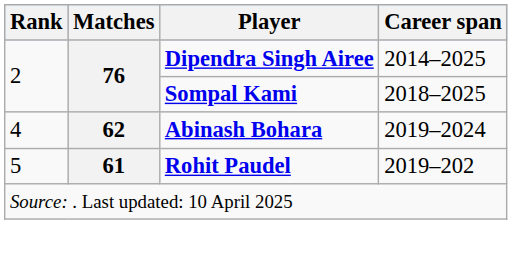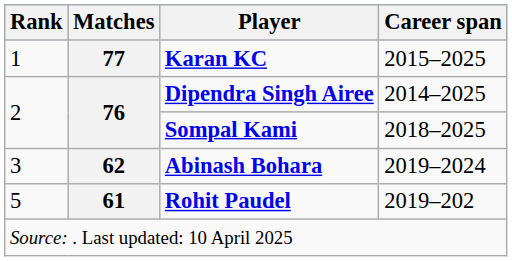+ row: (216, 58)
(16, 129) 4 -> (16, 165) 3
